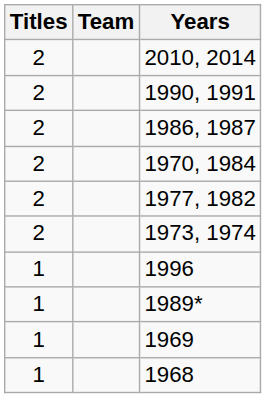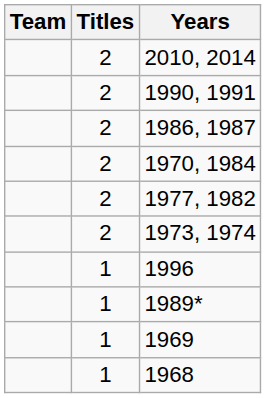columns swapped: (106, 22) <-> (39, 22)
